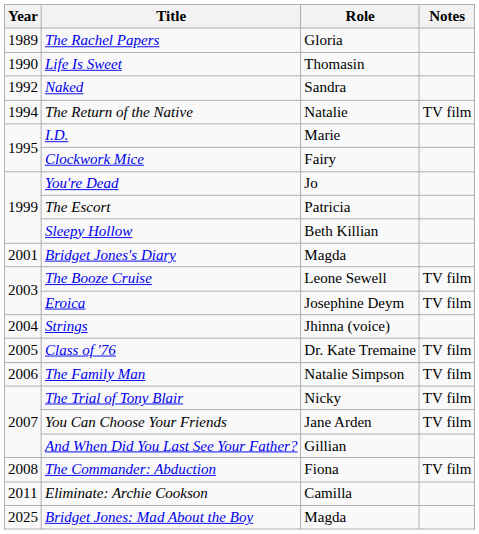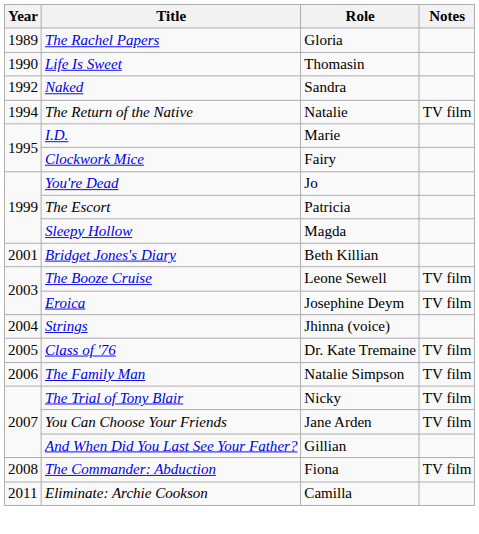(341, 231) Beth Killian -> (325, 231) Magda
(325, 254) Magda -> (341, 254) Beth Killian
- row: (149, 517)
